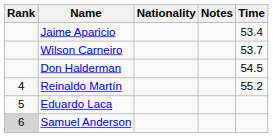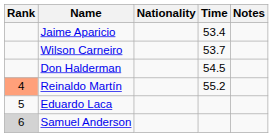columns swapped: (252, 13) <-> (217, 13)
(21, 86) no background -> (21, 86) lightsalmon background
